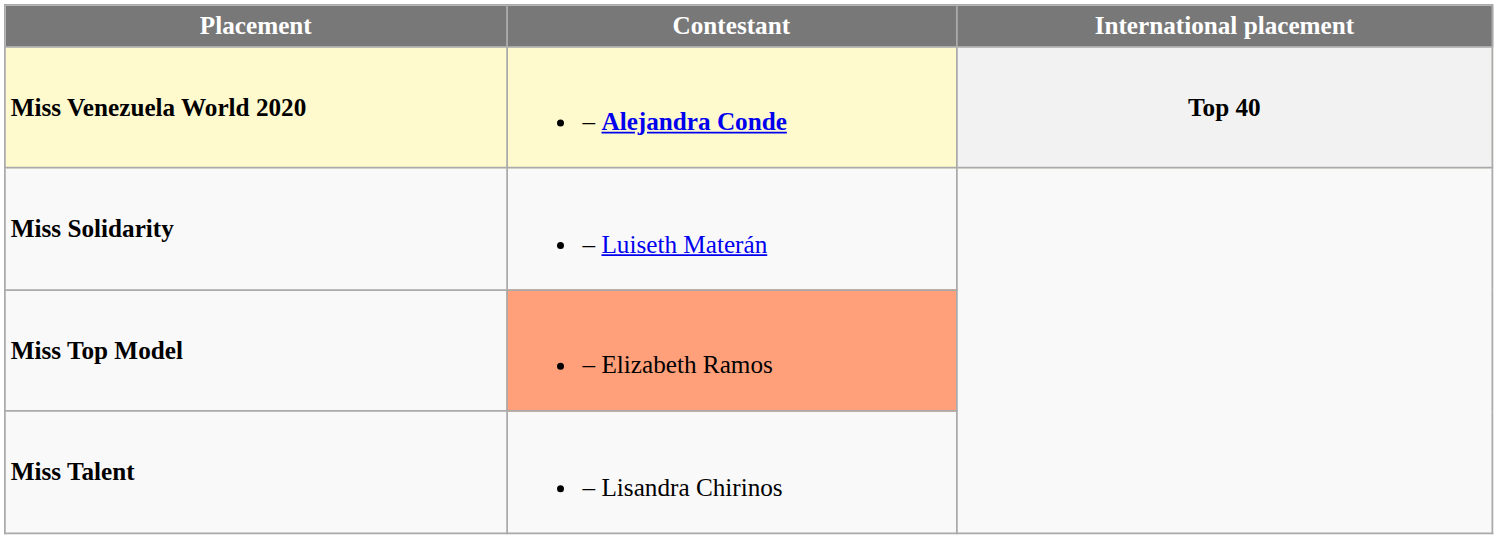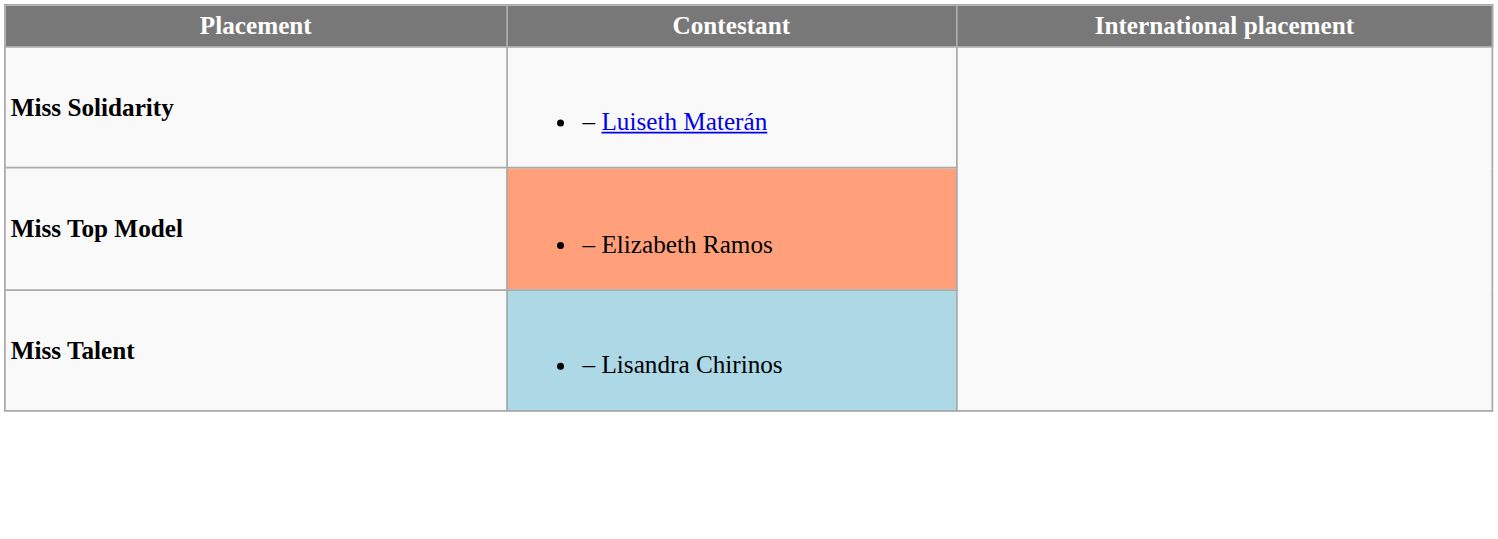- row: (159, 107)
(731, 488) no background -> (731, 366) lightblue background
